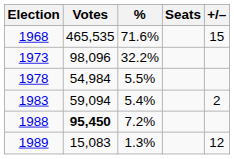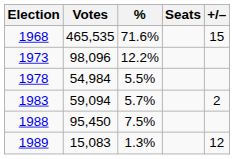(140, 57) 32.2% -> (140, 57) 12.2%
(140, 100) 5.4% -> (140, 100) 5.7%
(90, 121) bold -> (90, 121) normal
(140, 121) 7.2% -> (140, 121) 7.5%
